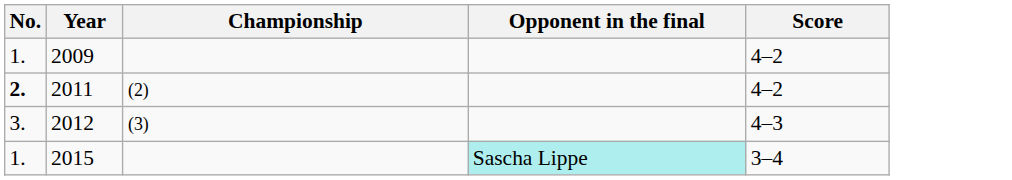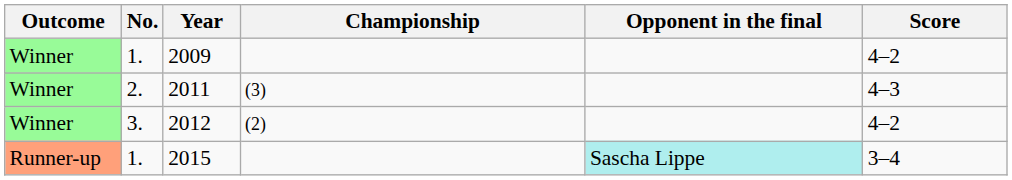+ column: (63, 21)
(18, 89) bold -> (135, 89) normal
(138, 90) (2) -> (255, 90) (3)
(767, 89) 4–2 -> (884, 89) 4–3
(138, 124) (3) -> (255, 124) (2)
(767, 123) 4–3 -> (884, 123) 4–2
